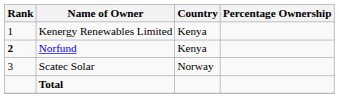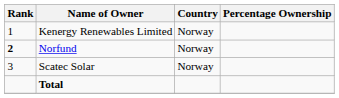(192, 31) Kenya -> (195, 31) Norway
(192, 48) Kenya -> (195, 48) Norway
